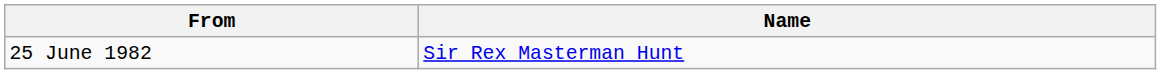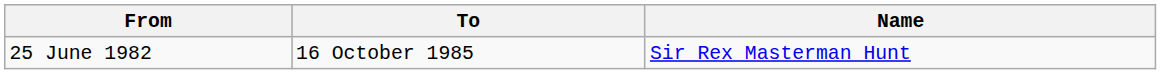+ column: (468, 21)
